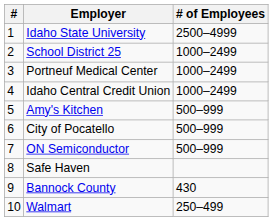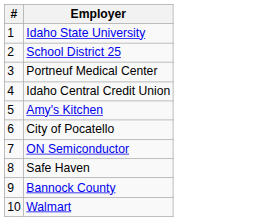- column: (220, 14)
